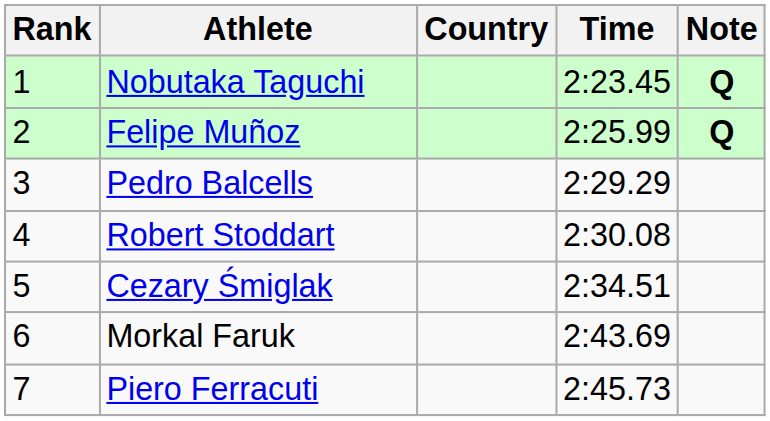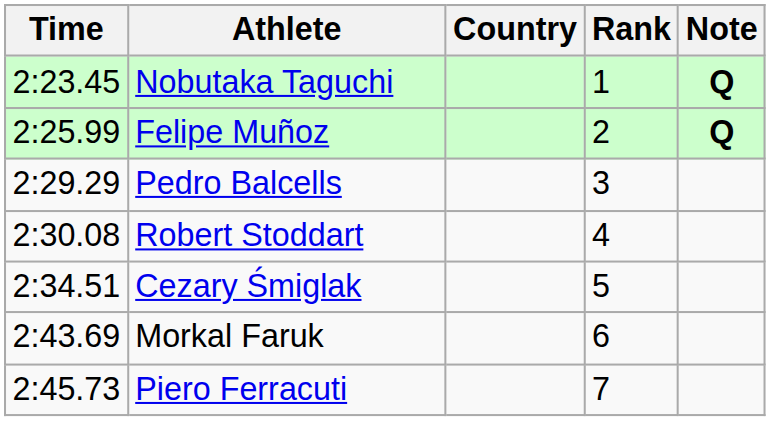columns swapped: (52, 30) <-> (617, 30)
